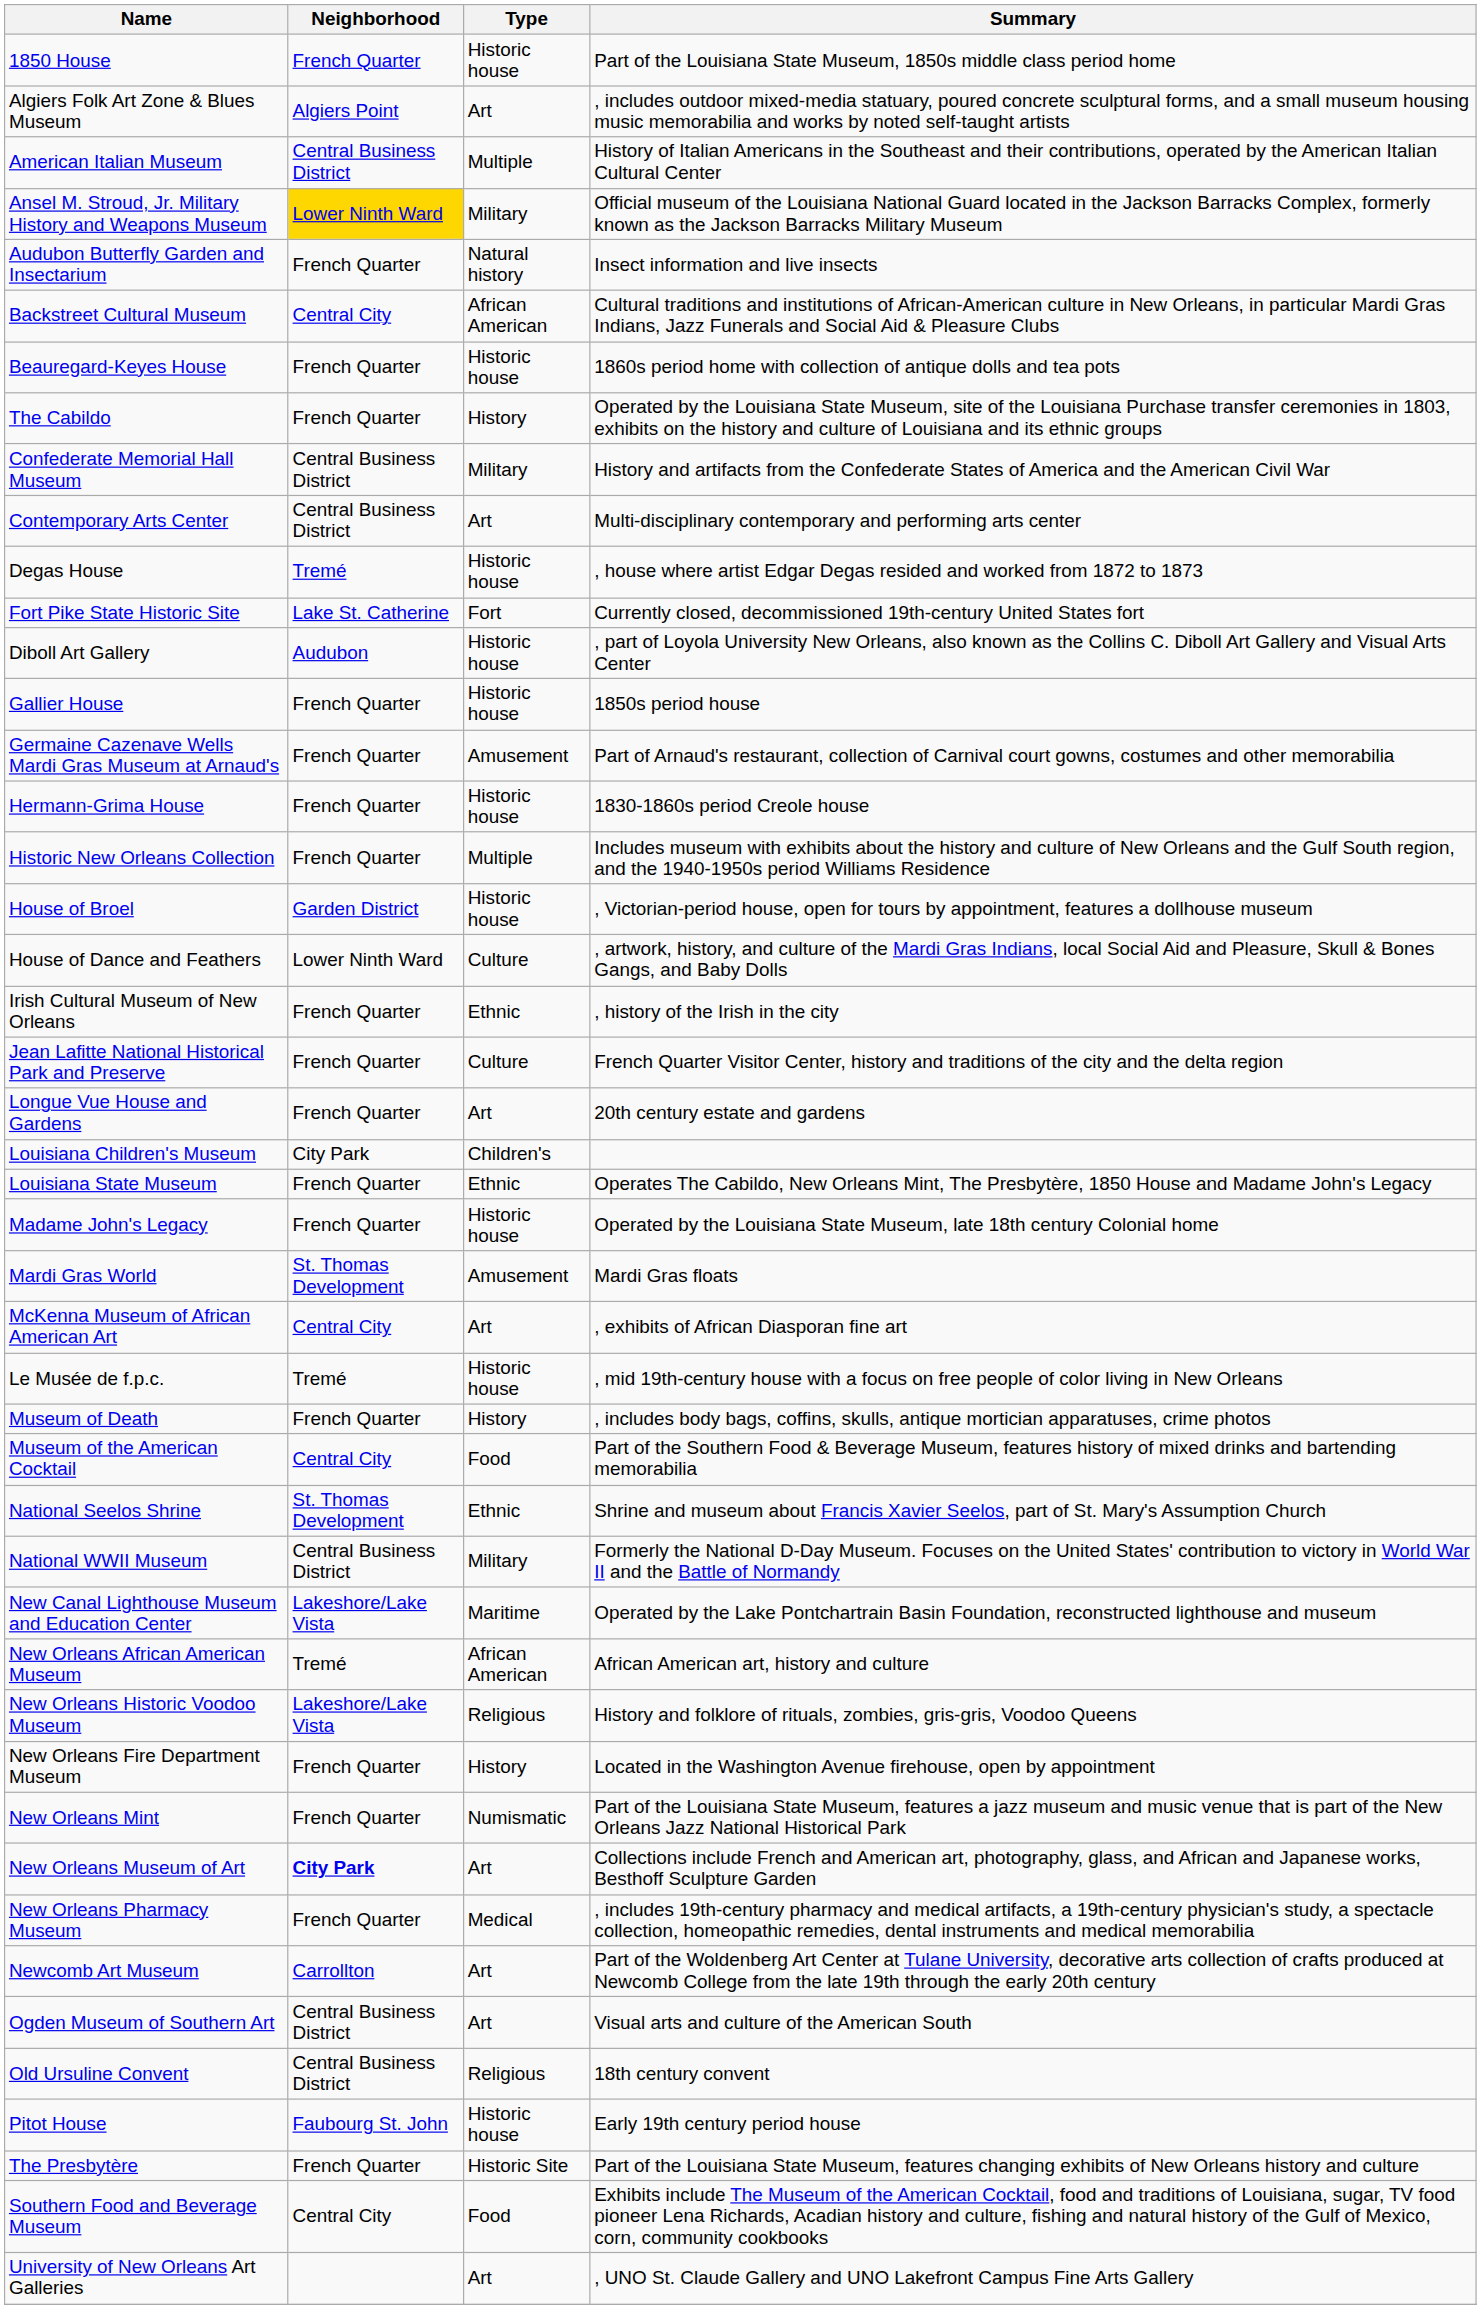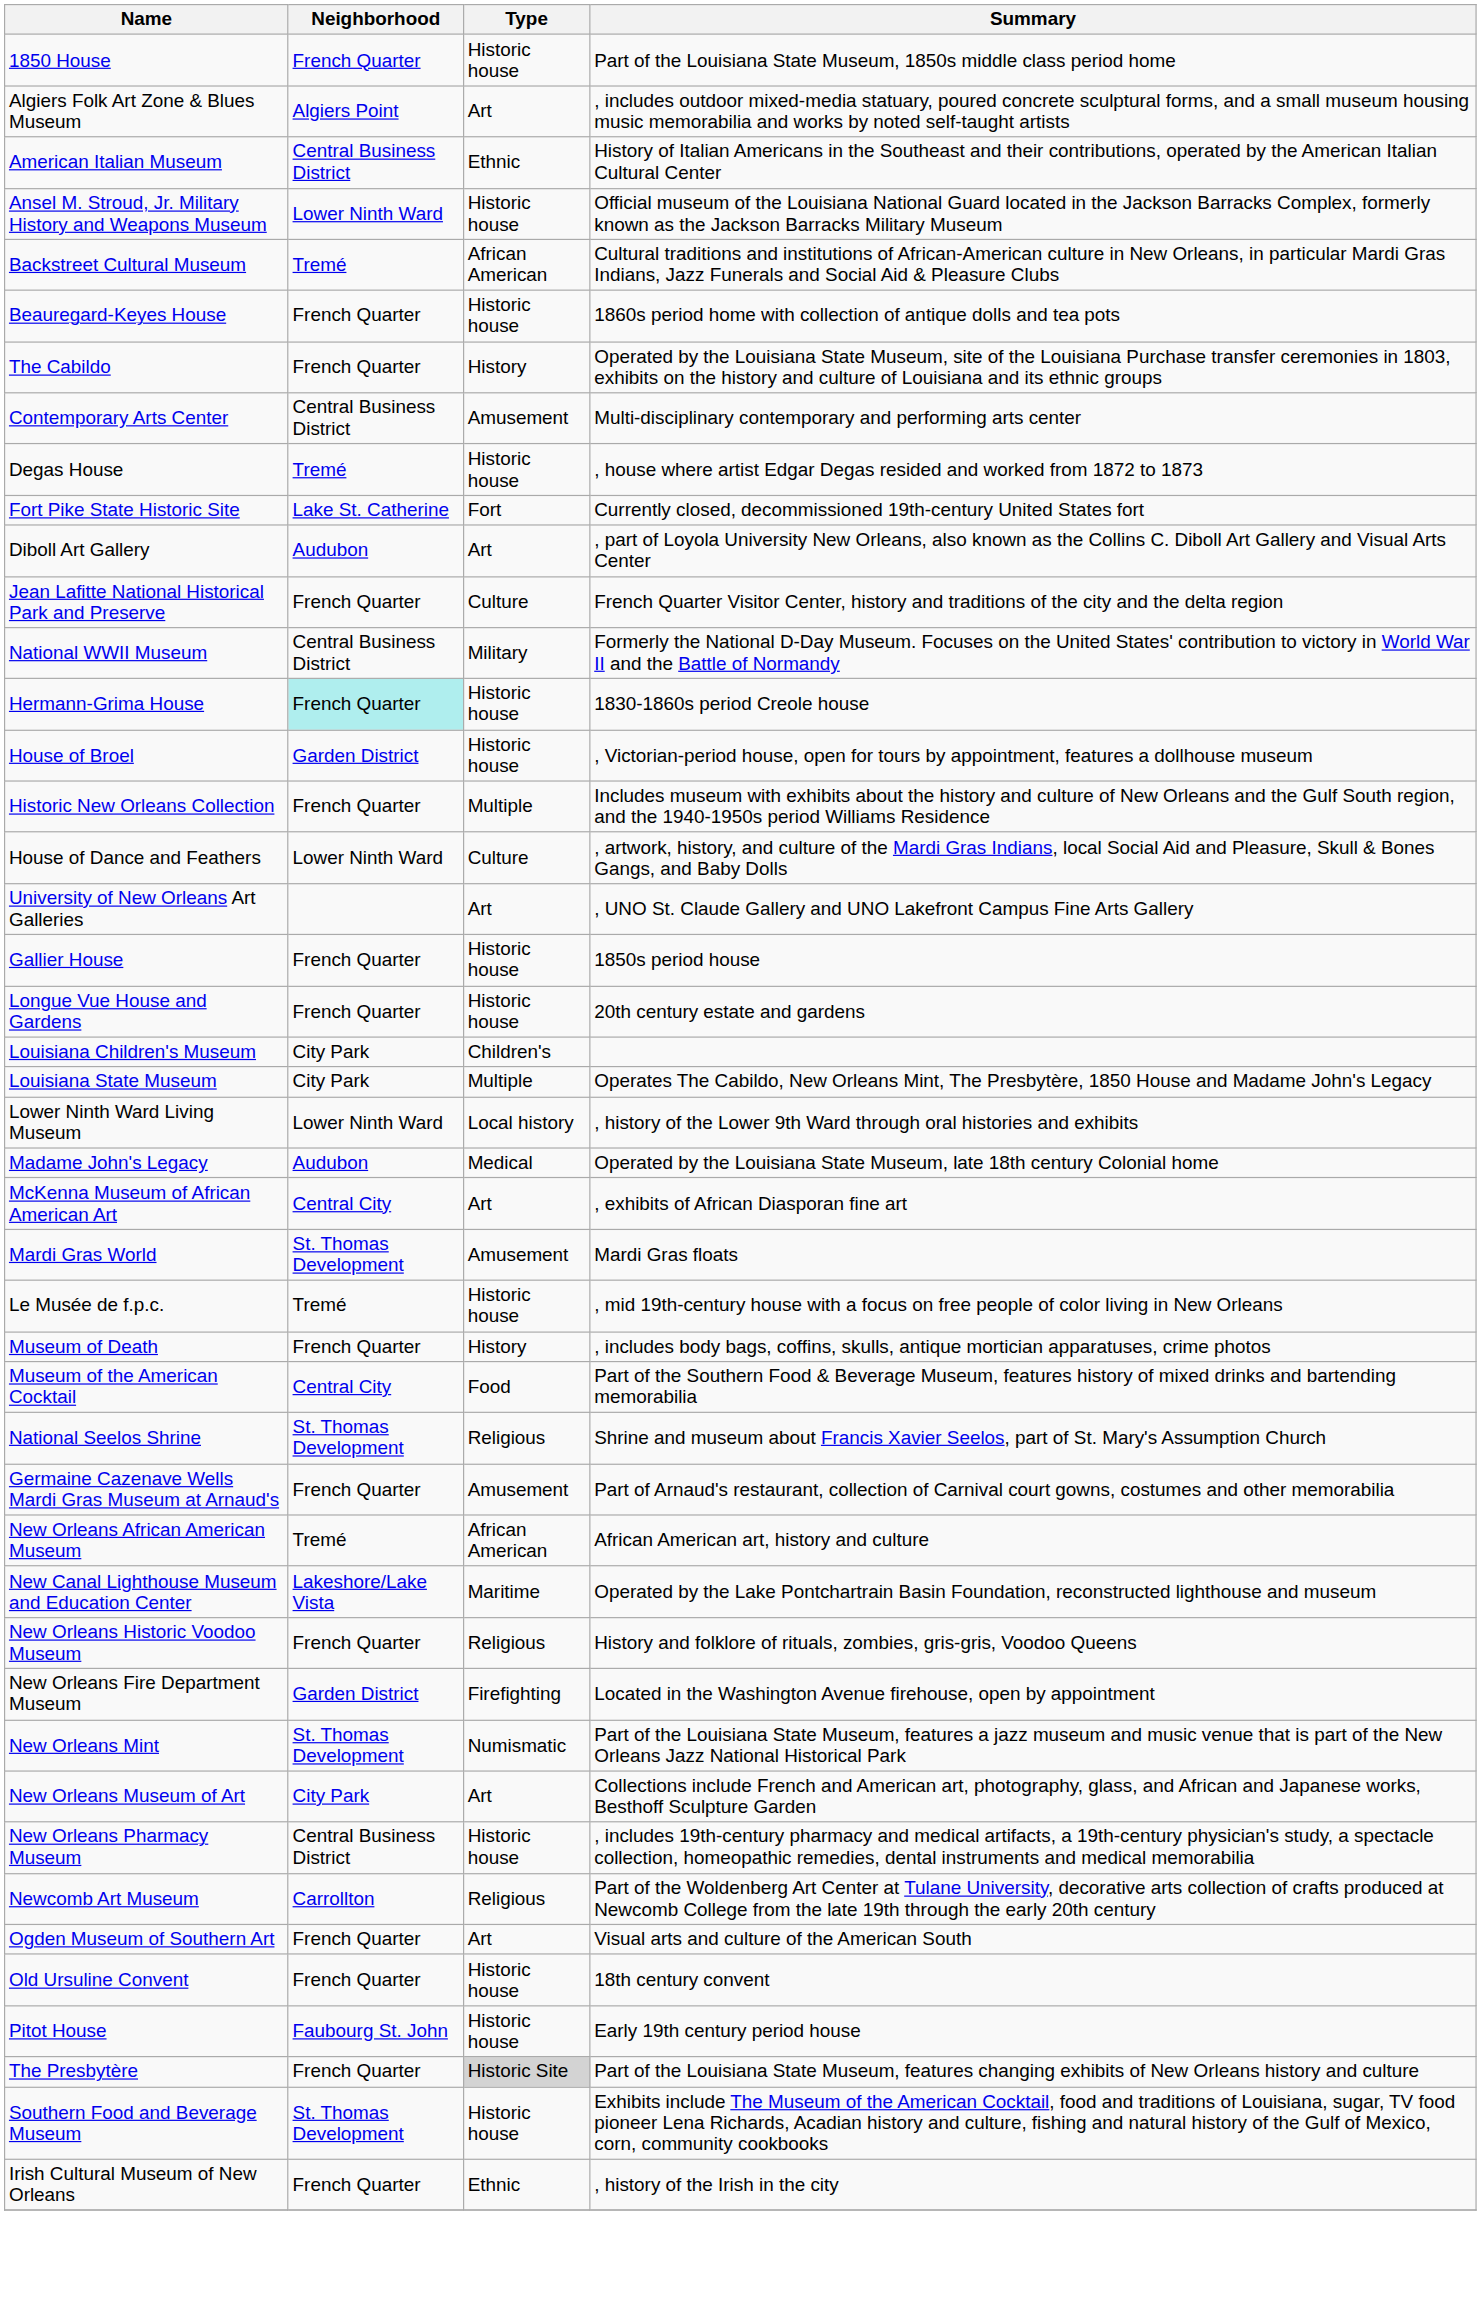(500, 162) Multiple -> (494, 162) Ethnic
(368, 213) gold background -> (368, 213) no background
(498, 213) Military -> (499, 213) Historic house
- row: (136, 264)
(342, 315) Central City -> (319, 264) Tremé
- row: (121, 469)
(480, 520) Art -> (518, 418) Amusement
(499, 652) Historic house -> (480, 550) Art
rows swapped: (66, 704) <-> (136, 1062)
rows swapped: (144, 755) <-> (108, 1561)
(357, 806) no background -> (357, 704) paleturquoise background
rows swapped: (142, 857) <-> (71, 908)
rows swapped: (133, 1011) <-> (132, 2278)
(480, 1113) Art -> (499, 1011) Historic house
(357, 1184) French Quarter -> (331, 1081) City Park
(494, 1184) Ethnic -> (500, 1081) Multiple
+ row: (111, 1122)
(357, 1224) French Quarter -> (330, 1162) Audubon
(499, 1224) Historic house -> (500, 1162) Medical
rows swapped: (83, 1275) <-> (130, 1327)
(494, 1510) Ethnic -> (506, 1438) Religious
rows swapped: (143, 1612) <-> (137, 1664)
(360, 1715) Lakeshore/Lake Vista -> (357, 1642) French Quarter
(357, 1766) French Quarter -> (356, 1694) Garden District
(497, 1766) History -> (514, 1694) Firefighting
(357, 1817) French Quarter -> (348, 1745) St. Thomas Development
(333, 1868) bold -> (331, 1796) normal
(357, 1920) French Quarter -> (364, 1847) Central Business District
(500, 1920) Medical -> (499, 1847) Historic house
(480, 1971) Art -> (506, 1898) Religious
(364, 2022) Central Business District -> (357, 1939) French Quarter
(364, 2073) Central Business District -> (357, 1979) French Quarter
(506, 2073) Religious -> (499, 1979) Historic house
(518, 2165) no background -> (518, 2071) lightgrey background
(342, 2216) Central City -> (348, 2122) St. Thomas Development
(489, 2216) Food -> (499, 2122) Historic house
